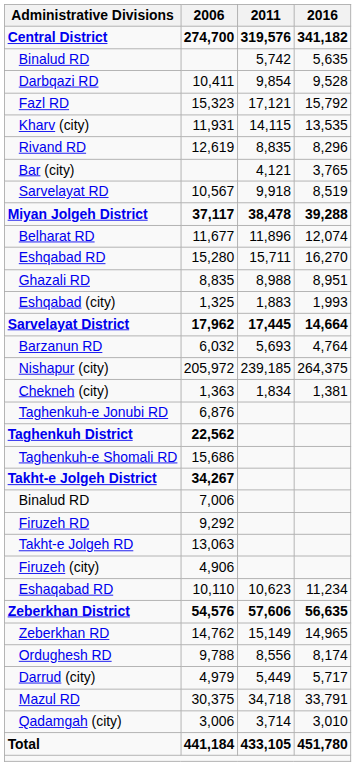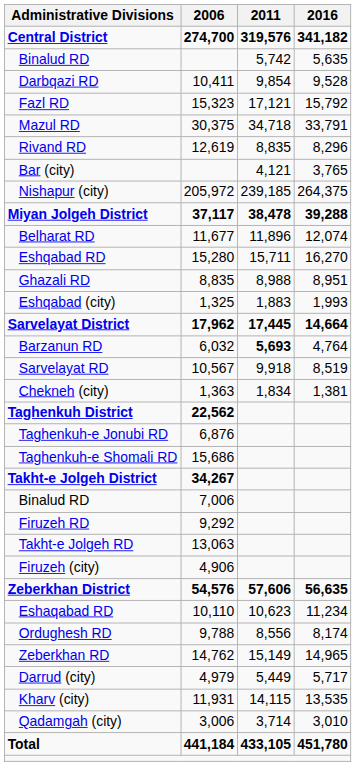rows swapped: (49, 699) <-> (54, 125)
rows swapped: (64, 368) <-> (64, 192)
(273, 346) normal -> (273, 346) bold
rows swapped: (70, 434) <-> (93, 412)
rows swapped: (69, 611) <-> (66, 589)
rows swapped: (65, 655) <-> (64, 633)
